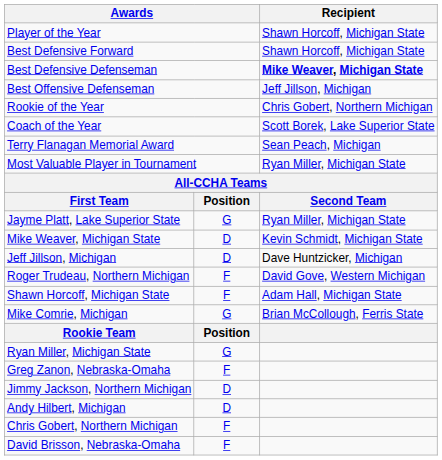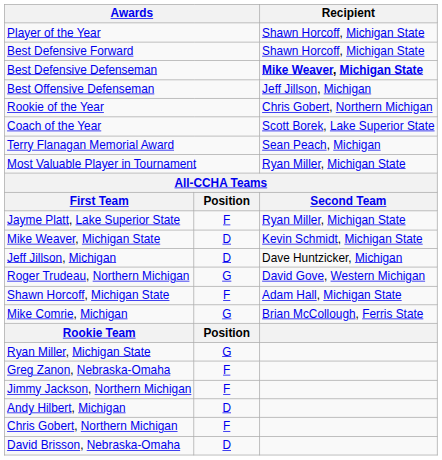(227, 220) G -> (227, 220) F
(227, 276) F -> (227, 276) G
(227, 389) D -> (227, 389) F
(227, 445) F -> (227, 445) D
